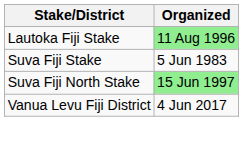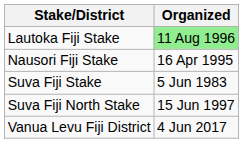+ row: (63, 60)
(196, 82) lightgreen background -> (196, 104) no background
